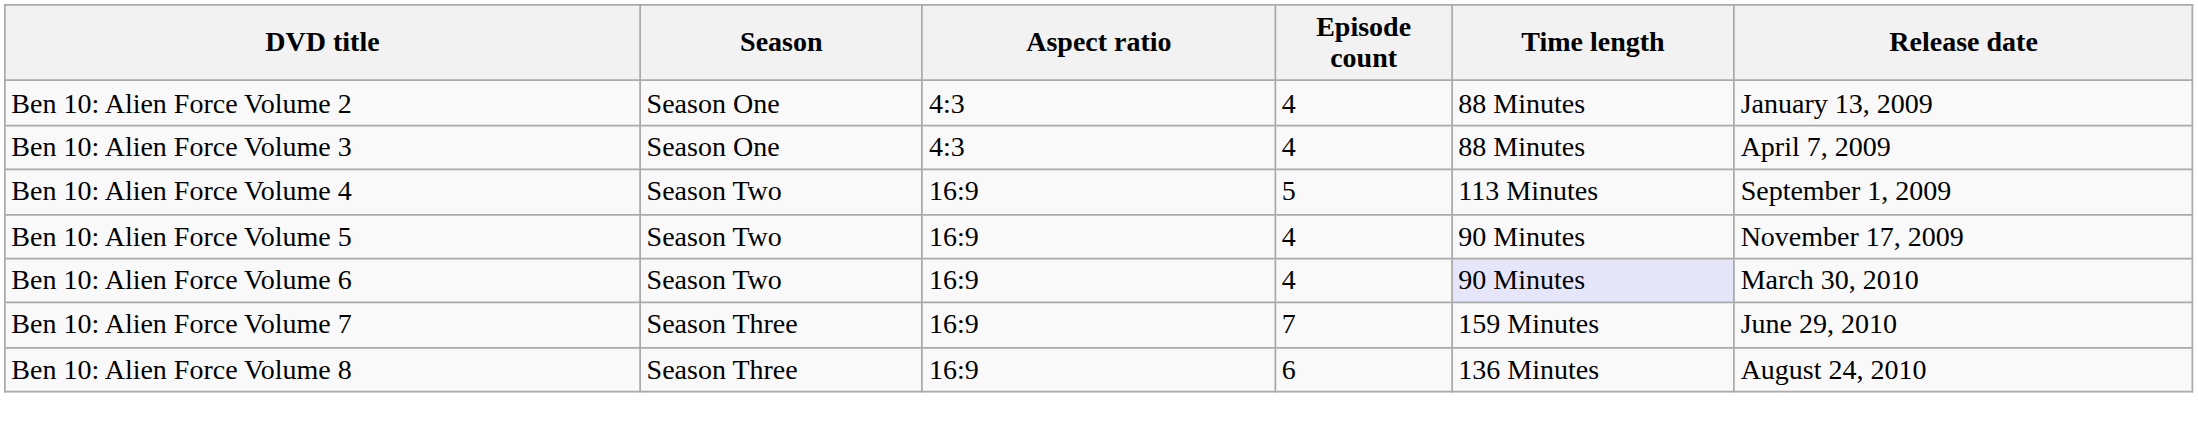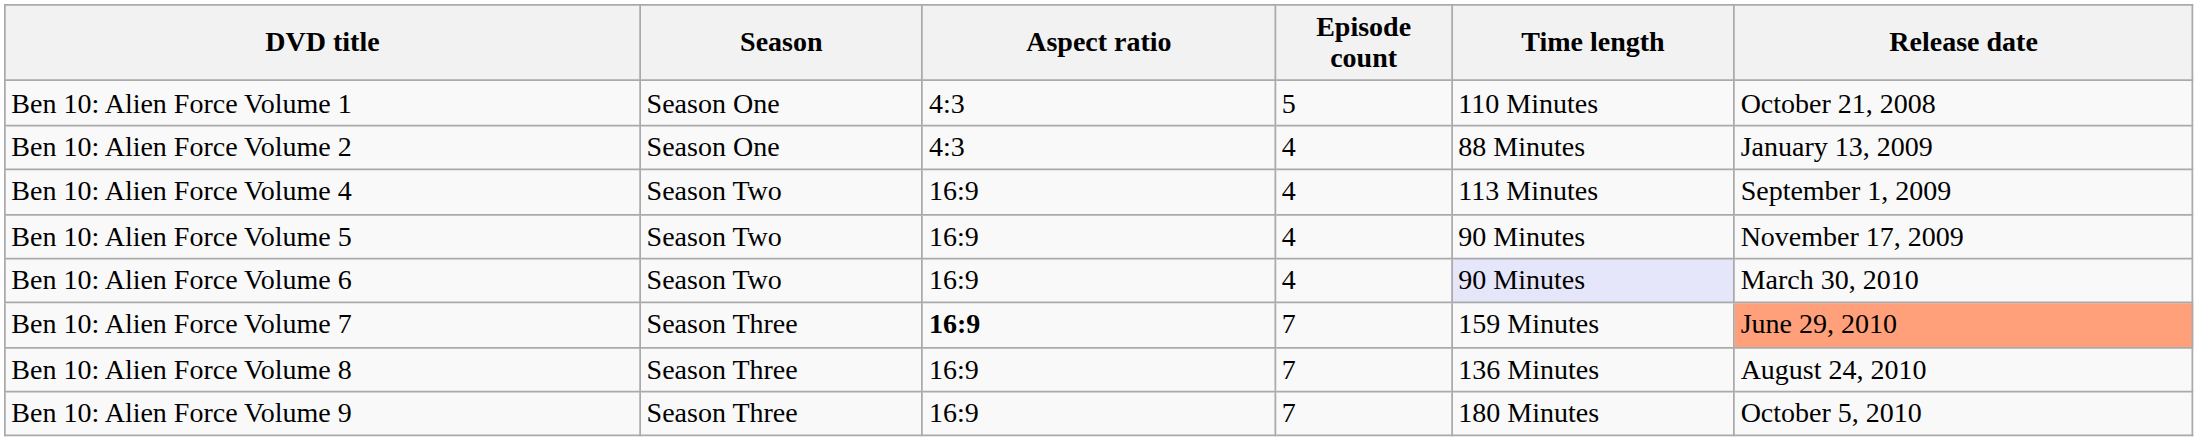+ row: (182, 102)
- row: (182, 147)
(1289, 191) 5 -> (1289, 191) 4
(954, 324) normal -> (955, 324) bold
(1819, 324) no background -> (1819, 324) lightsalmon background
(1289, 369) 6 -> (1289, 369) 7
+ row: (182, 413)
